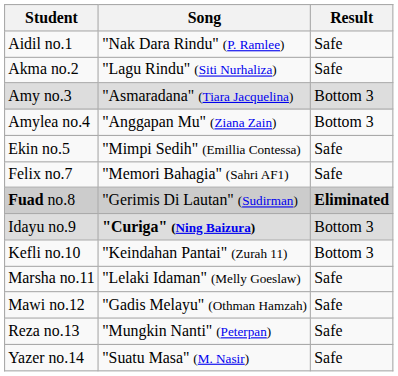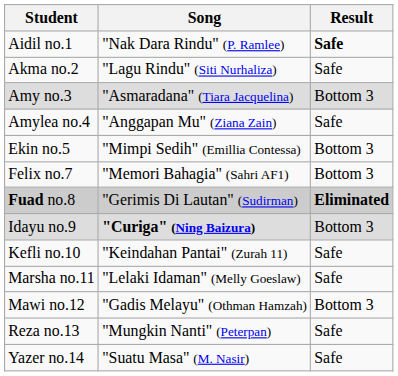(328, 44) normal -> (329, 44) bold
(344, 122) Bottom 3 -> (328, 122) Safe
(328, 148) Safe -> (344, 148) Bottom 3
(328, 174) Safe -> (344, 174) Bottom 3
(344, 253) Bottom 3 -> (328, 253) Safe
(328, 305) Safe -> (344, 305) Bottom 3
